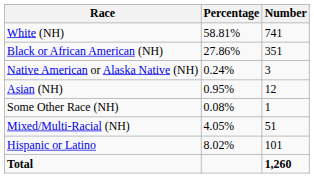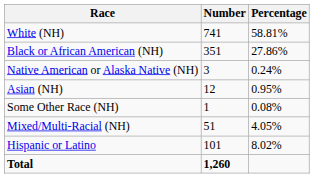columns swapped: (286, 13) <-> (231, 13)
